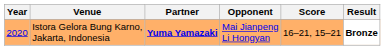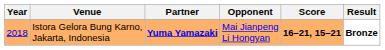(17, 33) 2020 -> (17, 33) 2018
(312, 33) normal -> (312, 33) bold
